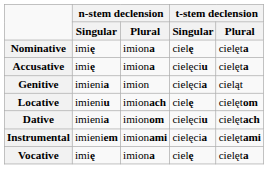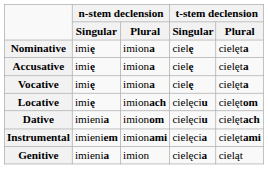(190, 66) cielęciu -> (183, 66) cielę
rows swapped: (38, 84) <-> (38, 155)
(92, 102) imieniu -> (85, 102) imię
(183, 102) cielę -> (190, 102) cielęciu
